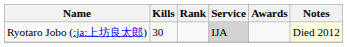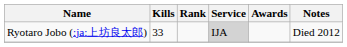(158, 32) 30 -> (158, 32) 33
(316, 32) lightyellow background -> (316, 32) no background
